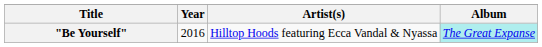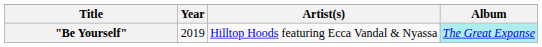(193, 33) 2016 -> (193, 33) 2019
